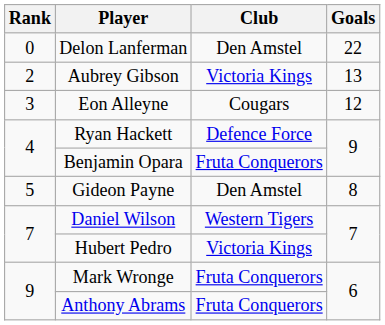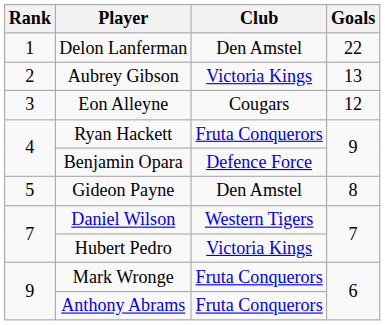(30, 47) 0 -> (30, 47) 1
(259, 133) Defence Force -> (259, 133) Fruta Conquerors
(259, 162) Fruta Conquerors -> (259, 162) Defence Force
